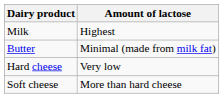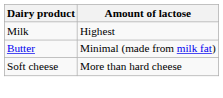- row: (34, 66)
